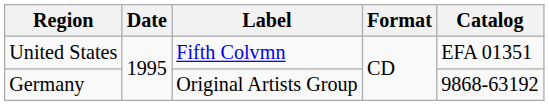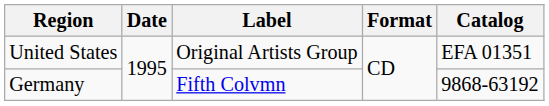(231, 52) Fifth Colvmn -> (267, 52) Original Artists Group
(267, 84) Original Artists Group -> (231, 84) Fifth Colvmn
